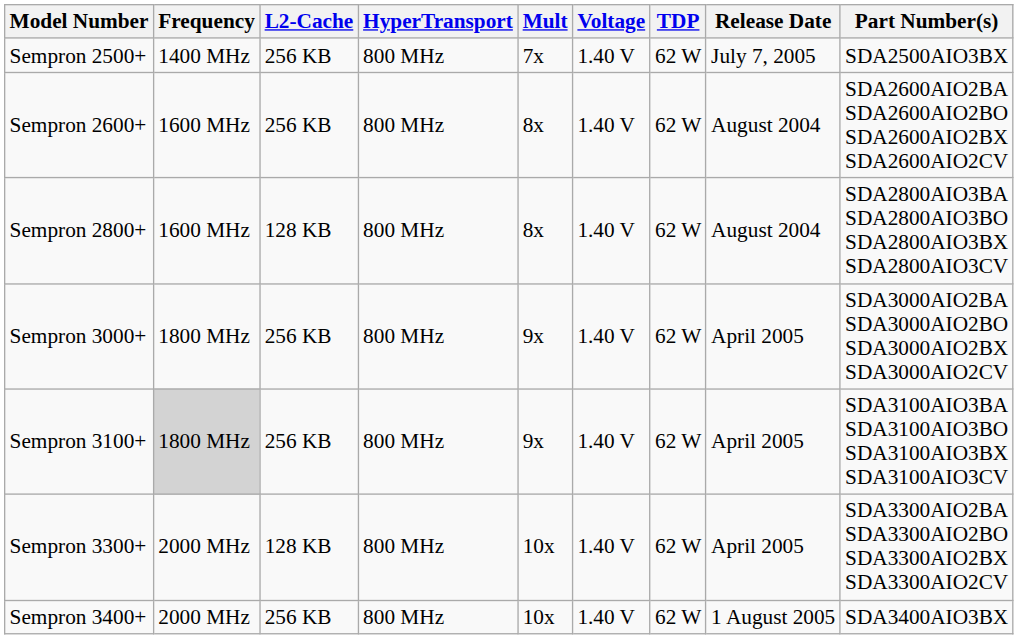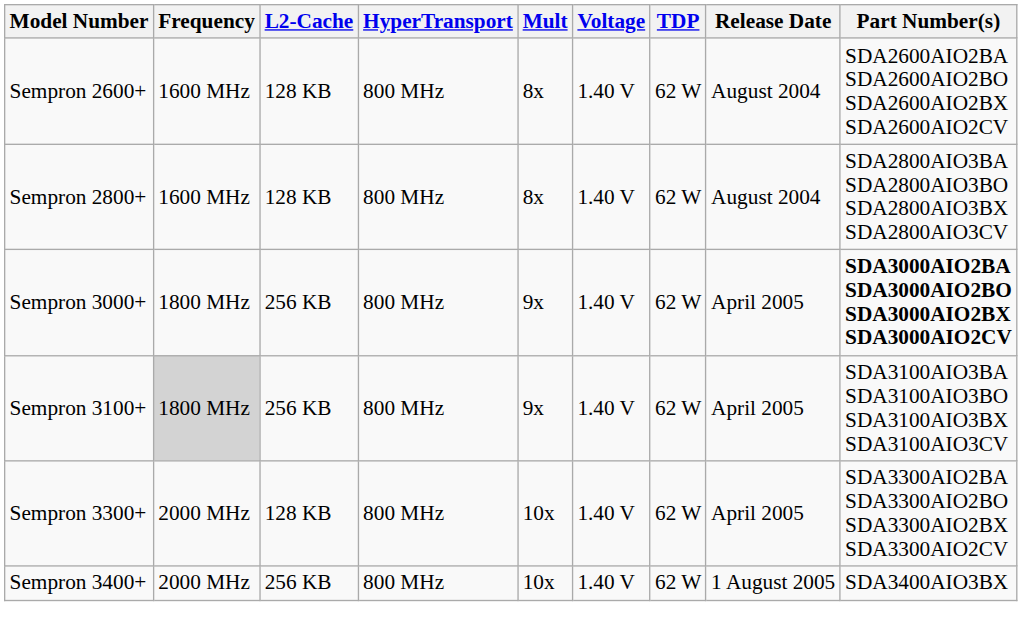- row: (78, 55)
(298, 124) 256 KB -> (298, 91) 128 KB
(927, 335) normal -> (928, 302) bold
